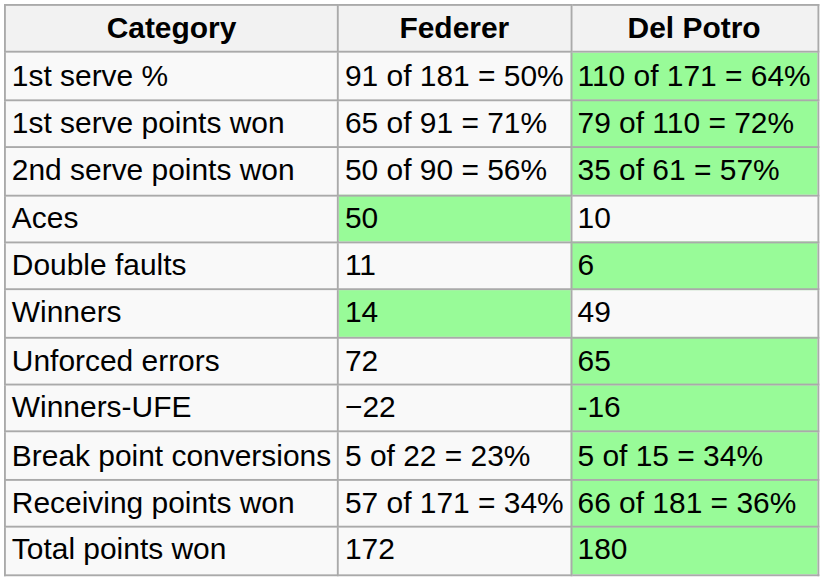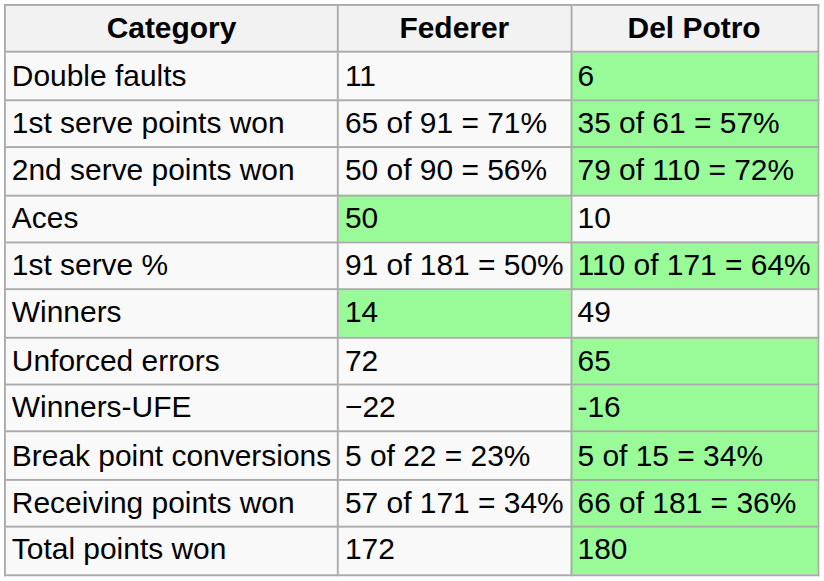rows swapped: (90, 75) <-> (99, 265)
(686, 123) 79 of 110 = 72% -> (679, 123) 35 of 61 = 57%
(679, 170) 35 of 61 = 57% -> (686, 170) 79 of 110 = 72%
